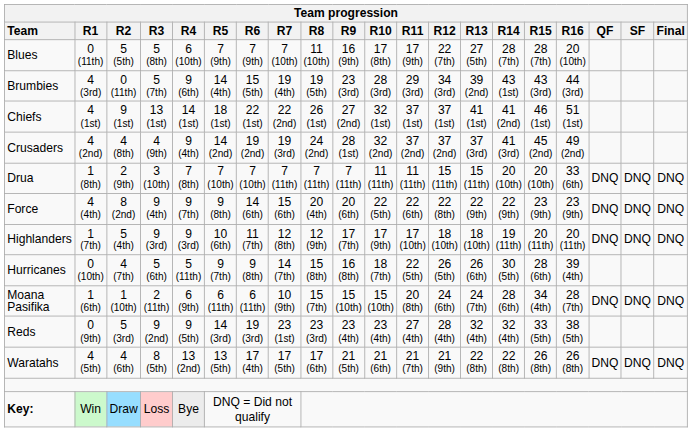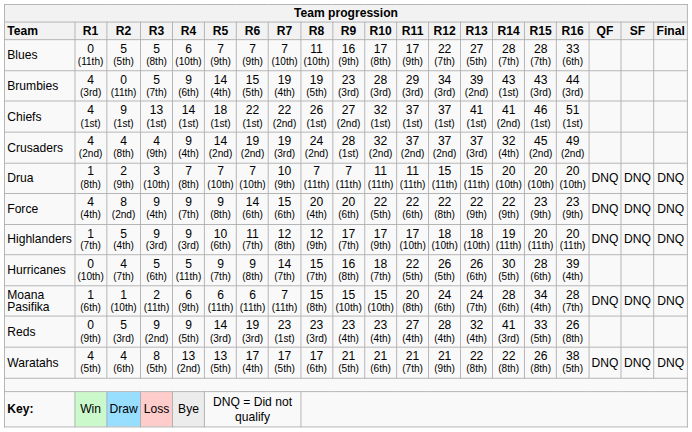(573, 55) 20 (10th) -> (573, 55) 33 (6th)
(509, 147) 41 (3rd) -> (509, 147) 32 (4th)
(285, 178) 7 (11th) -> (285, 178) 10 (9th)
(573, 178) 33 (6th) -> (573, 178) 20 (10th)
(317, 270) 15 (8th) -> (317, 270) 15 (7th)
(285, 301) 10 (9th) -> (285, 301) 7 (11th)
(317, 301) 15 (7th) -> (317, 301) 15 (8th)
(509, 332) 32 (4th) -> (509, 332) 41 (3rd)
(573, 332) 38 (5th) -> (573, 332) 26 (8th)
(573, 362) 26 (8th) -> (573, 362) 38 (5th)
